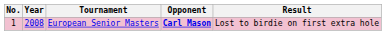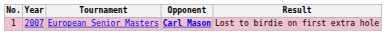(34, 24) 2008 -> (34, 24) 2007
